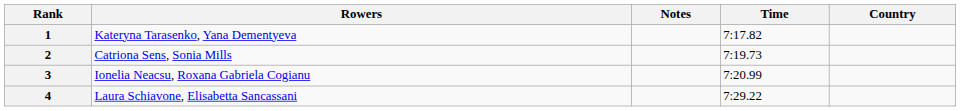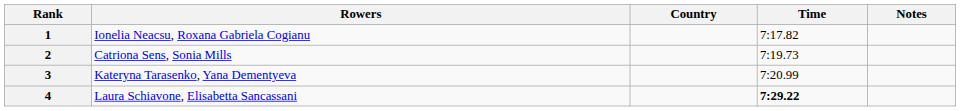columns swapped: (892, 14) <-> (676, 14)
(195, 34) Kateryna Tarasenko, Yana Dementyeva -> (202, 34) Ionelia Neacsu, Roxana Gabriela Cogianu
(202, 75) Ionelia Neacsu, Roxana Gabriela Cogianu -> (195, 75) Kateryna Tarasenko, Yana Dementyeva
(743, 95) normal -> (780, 95) bold
